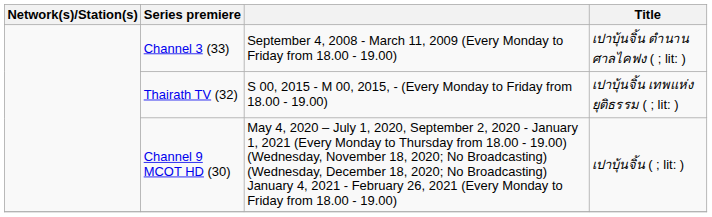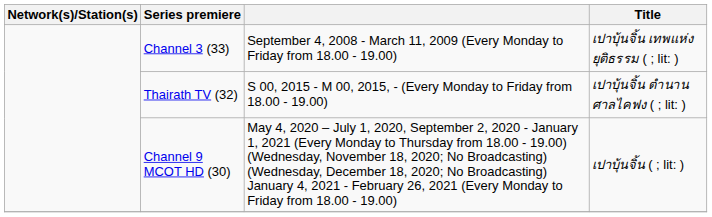(640, 48) เปาบุ้นจิ้น ตำนานศาลไคฟง ( ; lit: ) -> (643, 48) เปาบุ้นจิ้น เทพแห่งยุติธรรม ( ; lit: )
(643, 95) เปาบุ้นจิ้น เทพแห่งยุติธรรม ( ; lit: ) -> (640, 95) เปาบุ้นจิ้น ตำนานศาลไคฟง ( ; lit: )
